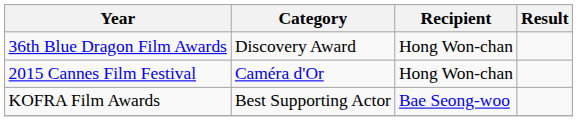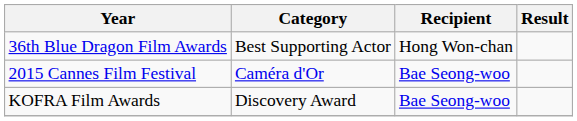(295, 45) Discovery Award -> (313, 45) Best Supporting Actor
(456, 73) Hong Won-chan -> (454, 73) Bae Seong-woo
(313, 101) Best Supporting Actor -> (295, 101) Discovery Award
